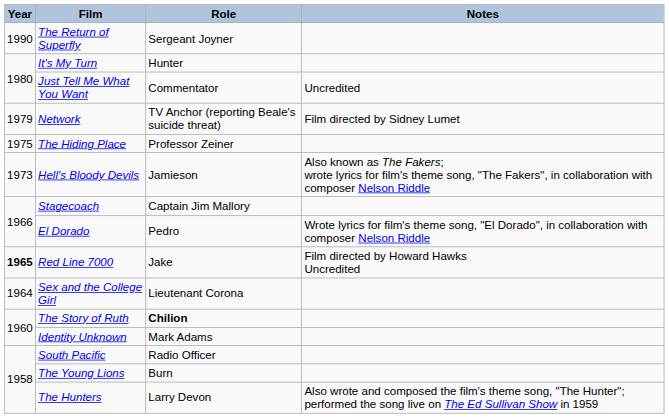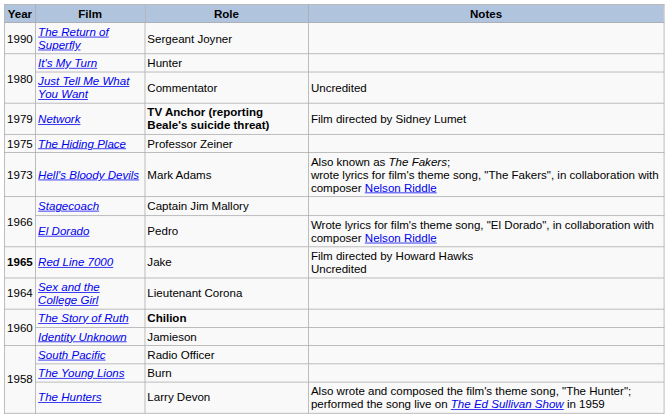(222, 119) normal -> (208, 119) bold
(173, 175) Jamieson -> (179, 175) Mark Adams
(180, 337) Mark Adams -> (172, 337) Jamieson
